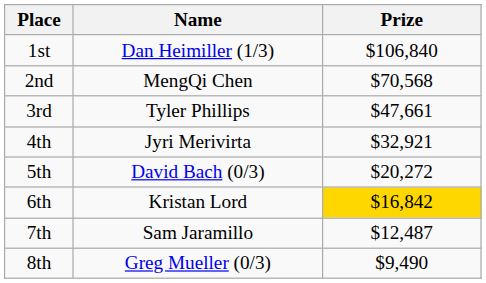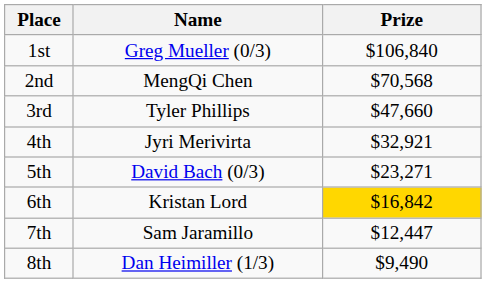(198, 50) Dan Heimiller (1/3) -> (198, 50) Greg Mueller (0/3)
(402, 111) $47,661 -> (402, 111) $47,660
(402, 171) $20,272 -> (402, 171) $23,271
(402, 232) $12,487 -> (402, 232) $12,447
(198, 263) Greg Mueller (0/3) -> (198, 263) Dan Heimiller (1/3)
